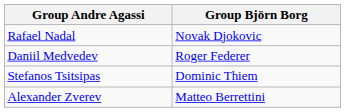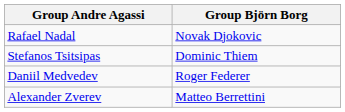rows swapped: (53, 55) <-> (54, 76)
